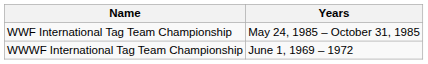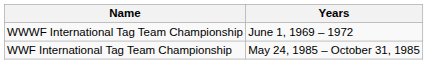rows swapped: (125, 50) <-> (119, 31)
